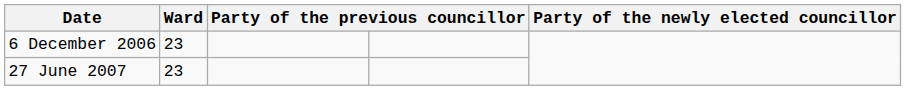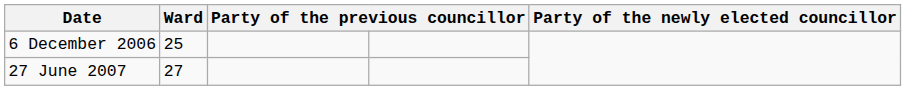(174, 45) 23 -> (174, 45) 25
(174, 71) 23 -> (174, 71) 27
